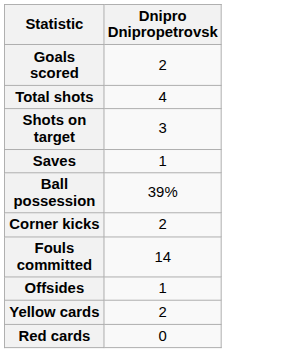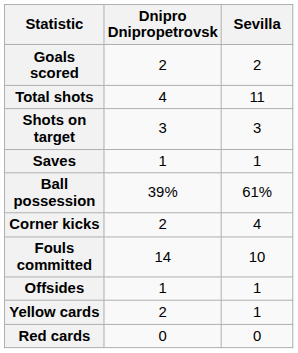+ column: (257, 24)
